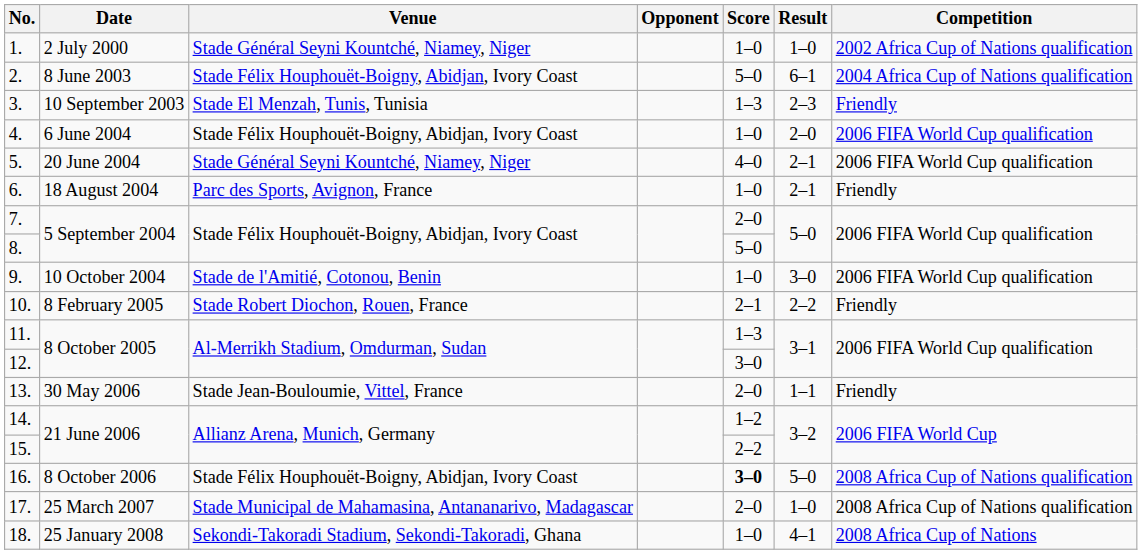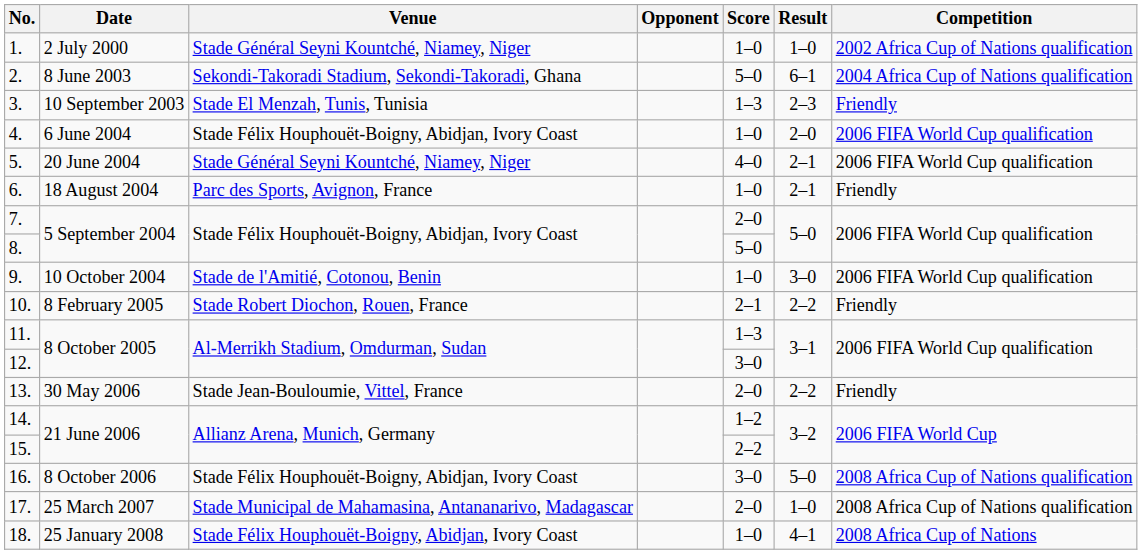(385, 76) Stade Félix Houphouët-Boigny, Abidjan, Ivory Coast -> (387, 76) Sekondi-Takoradi Stadium, Sekondi-Takoradi, Ghana
(803, 391) 1–1 -> (803, 391) 2–2
(748, 477) bold -> (748, 477) normal
(387, 534) Sekondi-Takoradi Stadium, Sekondi-Takoradi, Ghana -> (385, 534) Stade Félix Houphouët-Boigny, Abidjan, Ivory Coast
